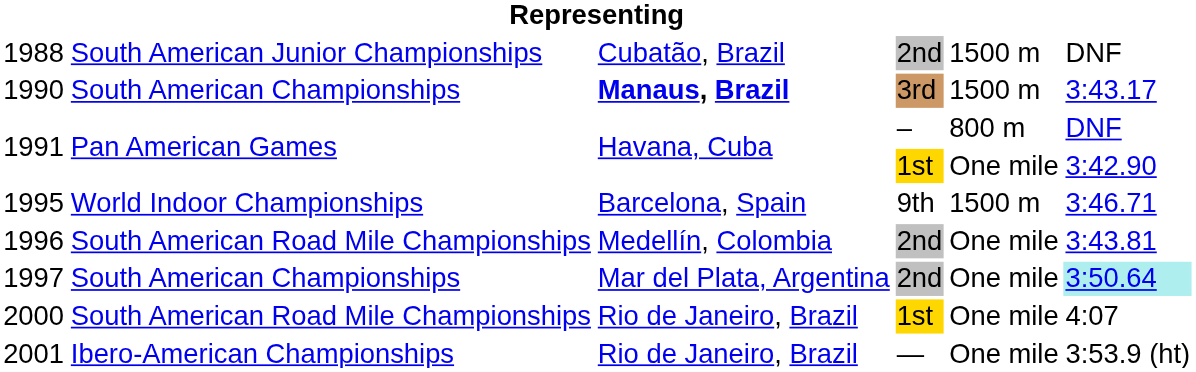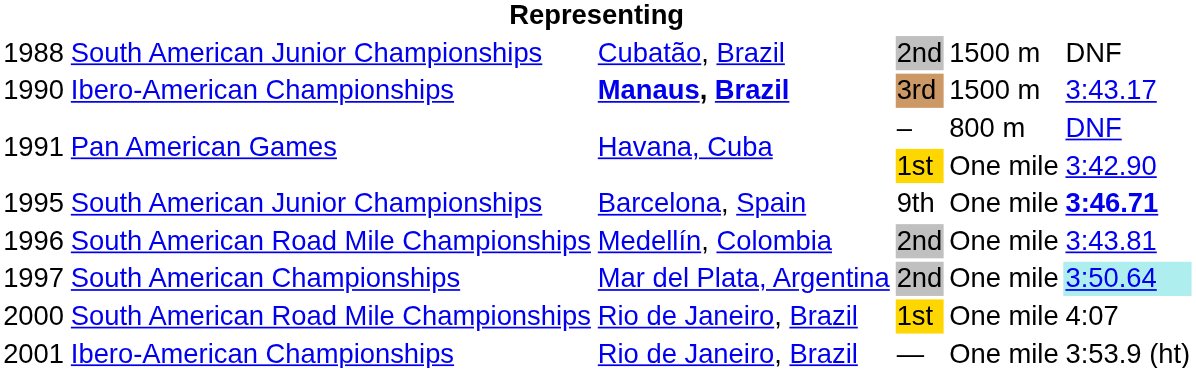(266, 90) South American Championships -> (262, 90) Ibero-American Championships
(247, 203) World Indoor Championships -> (307, 203) South American Junior Championships
(995, 203) 1500 m -> (1004, 203) One mile
(1111, 203) normal -> (1112, 203) bold
